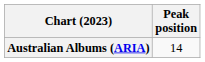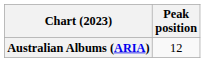(176, 47) 14 -> (176, 47) 12
